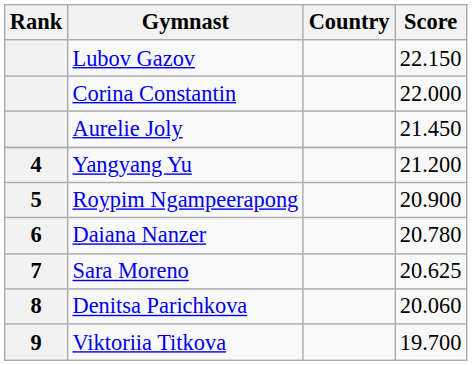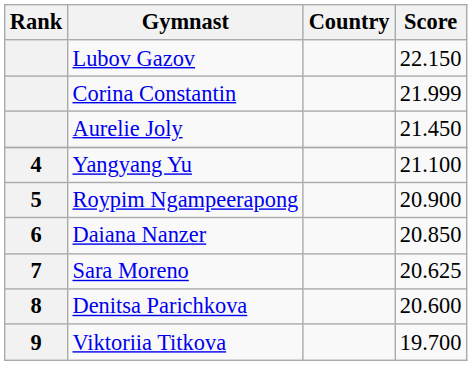(431, 93) 22.000 -> (431, 93) 21.999
(431, 164) 21.200 -> (431, 164) 21.100
(431, 235) 20.780 -> (431, 235) 20.850
(431, 306) 20.060 -> (431, 306) 20.600
